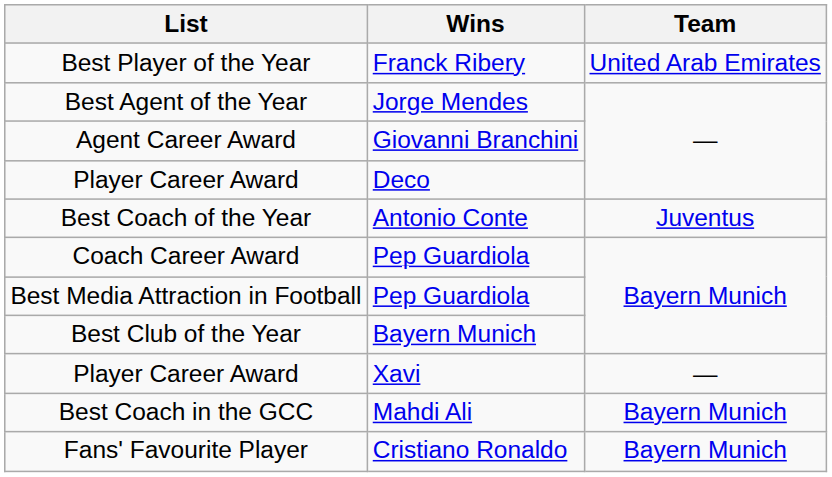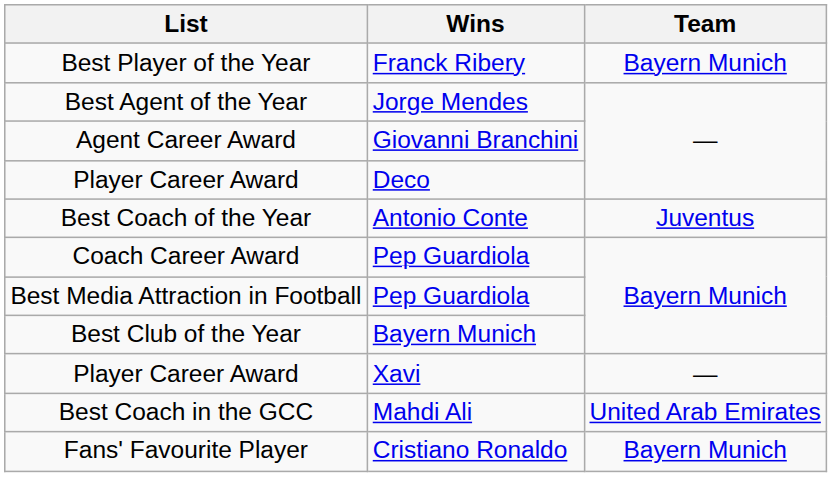(705, 62) United Arab Emirates -> (705, 62) Bayern Munich
(705, 412) Bayern Munich -> (705, 412) United Arab Emirates
